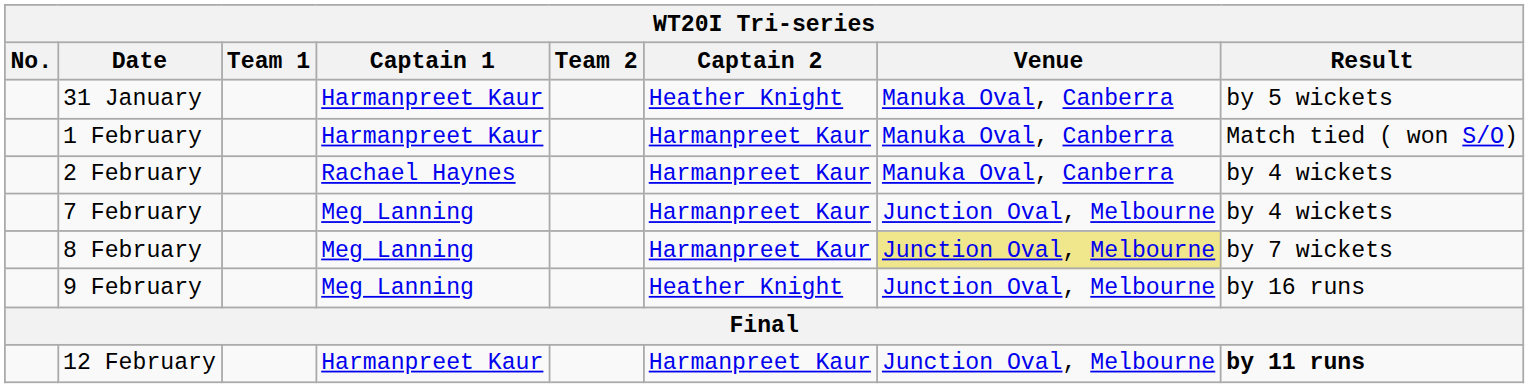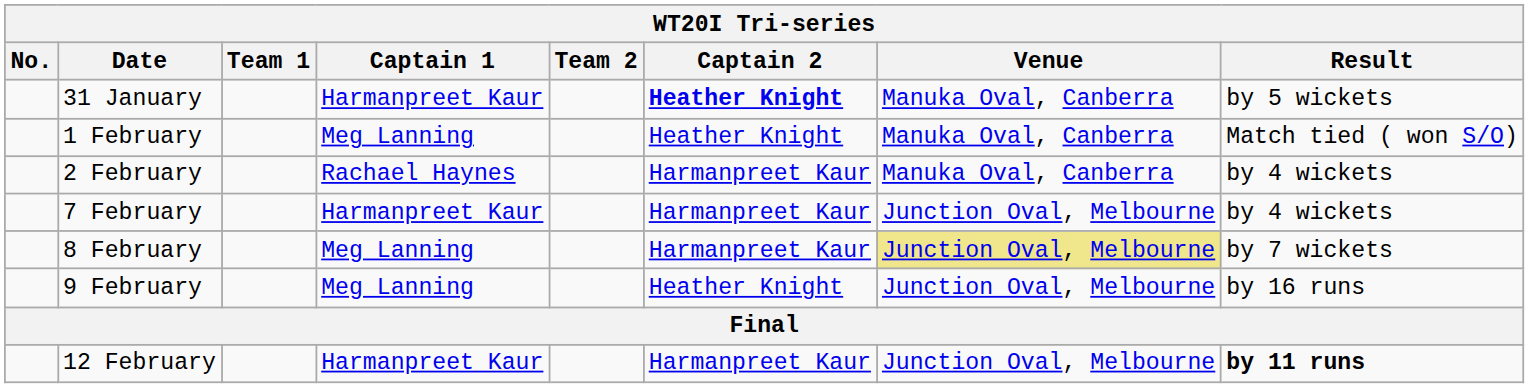(746, 99) normal -> (746, 99) bold
(432, 137) Harmanpreet Kaur -> (398, 137) Meg Lanning
(760, 137) Harmanpreet Kaur -> (746, 137) Heather Knight
(398, 212) Meg Lanning -> (432, 212) Harmanpreet Kaur
